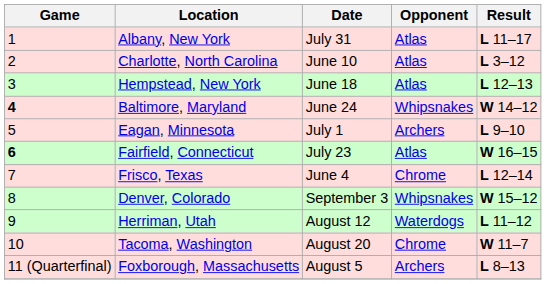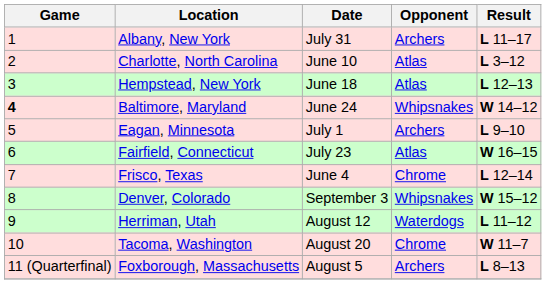(411, 38) Atlas -> (420, 38) Archers
(12, 152) bold -> (12, 152) normal
